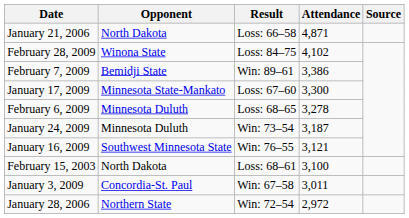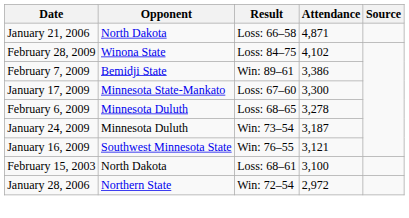- row: (45, 185)
